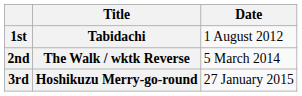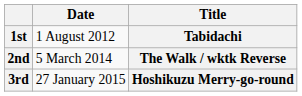columns swapped: (117, 15) <-> (249, 15)
